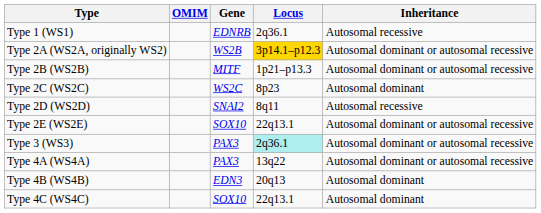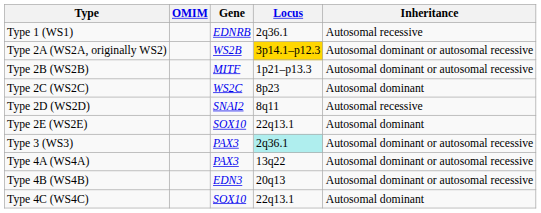(429, 124) Autosomal dominant or autosomal recessive -> (375, 124) Autosomal dominant
(375, 180) Autosomal dominant -> (429, 180) Autosomal dominant or autosomal recessive
